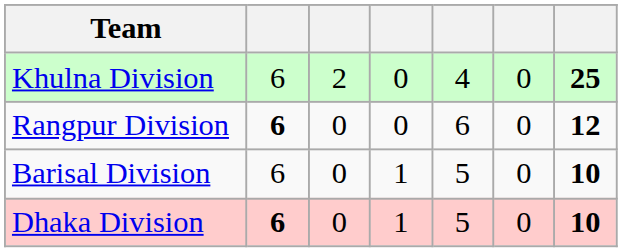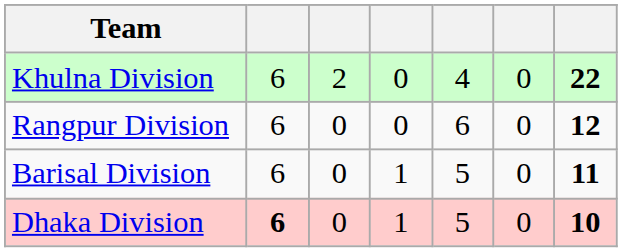(585, 76) 25 -> (585, 76) 22
(278, 125) bold -> (278, 125) normal
(585, 173) 10 -> (585, 173) 11
